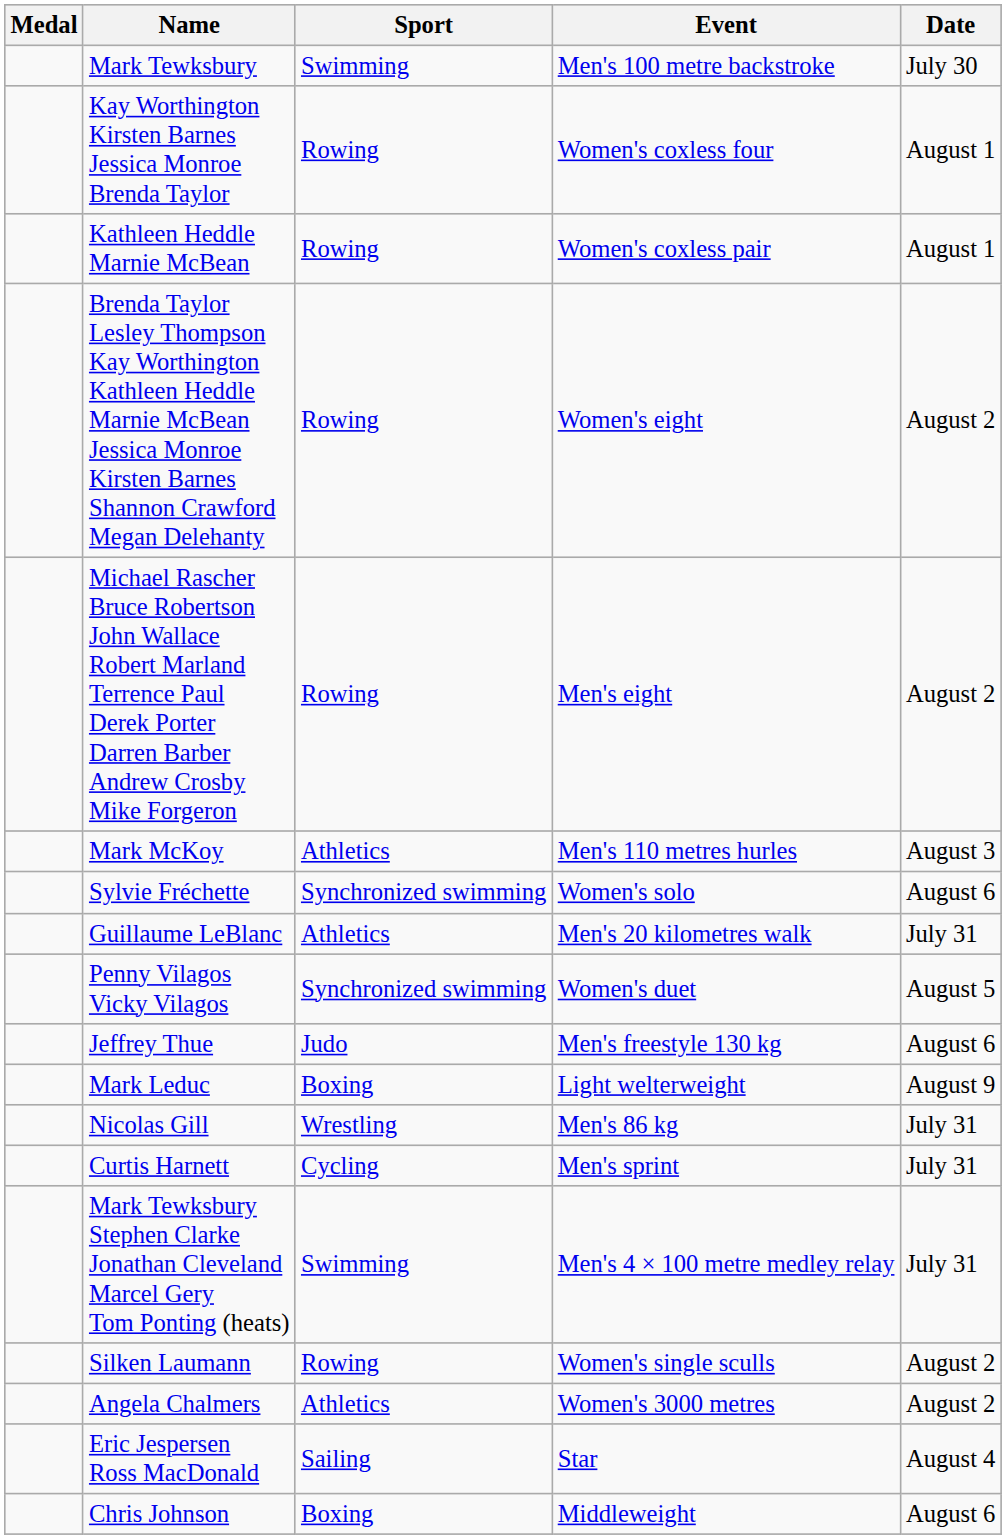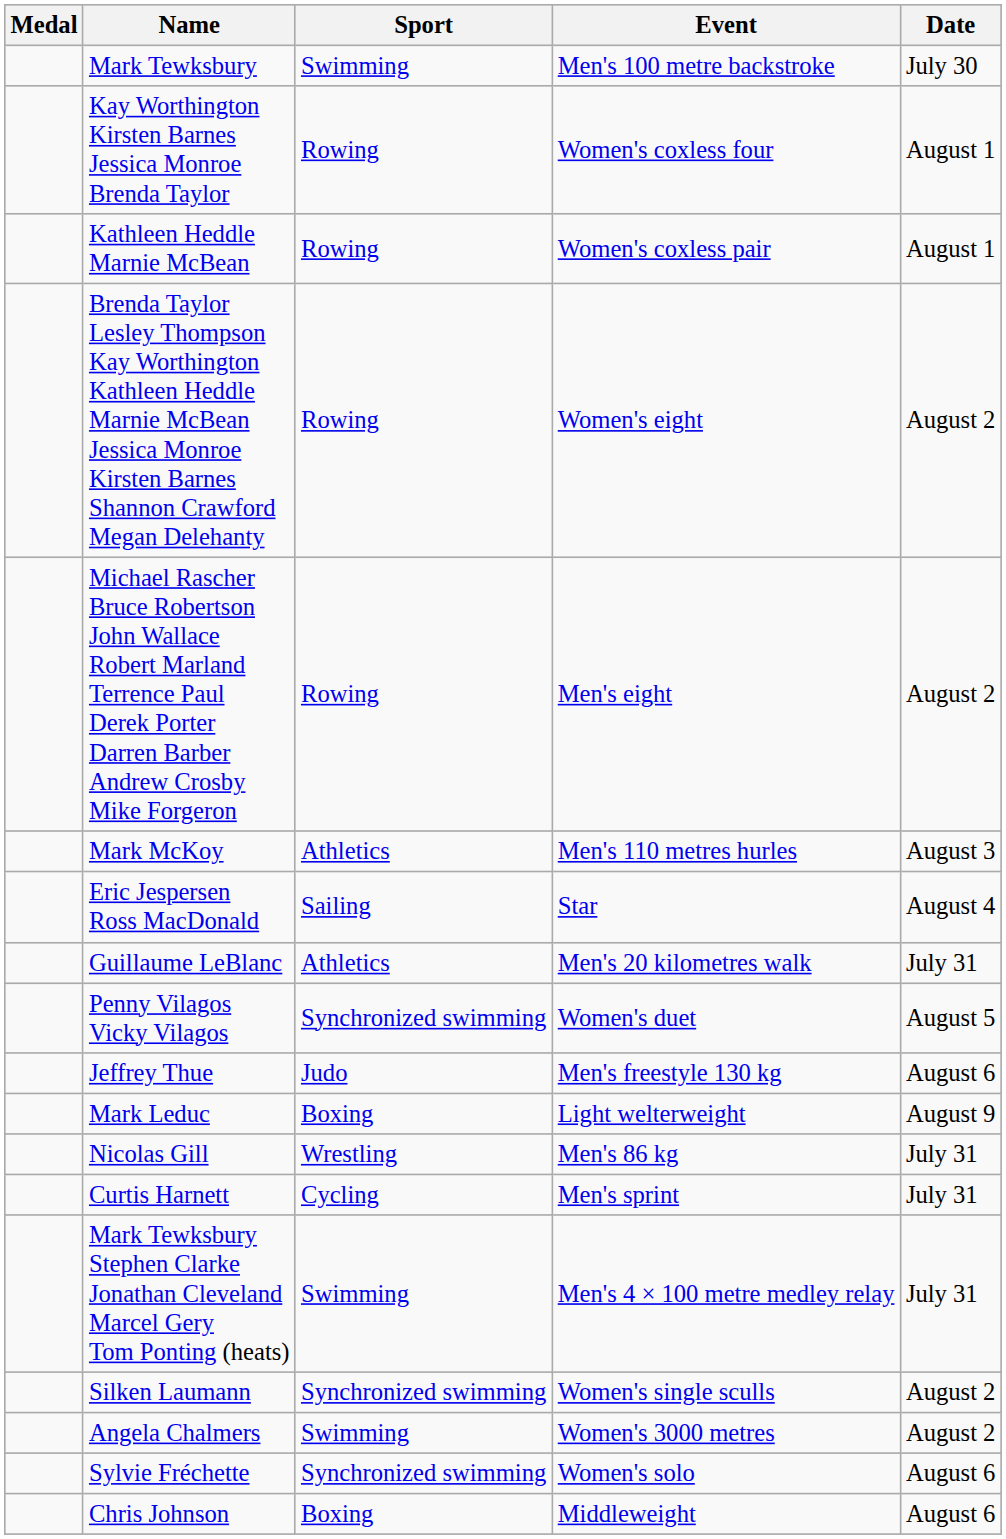rows swapped: (169, 892) <-> (174, 1458)
(340, 1363) Rowing -> (424, 1392) Synchronized swimming
(345, 1403) Athletics -> (355, 1432) Swimming
